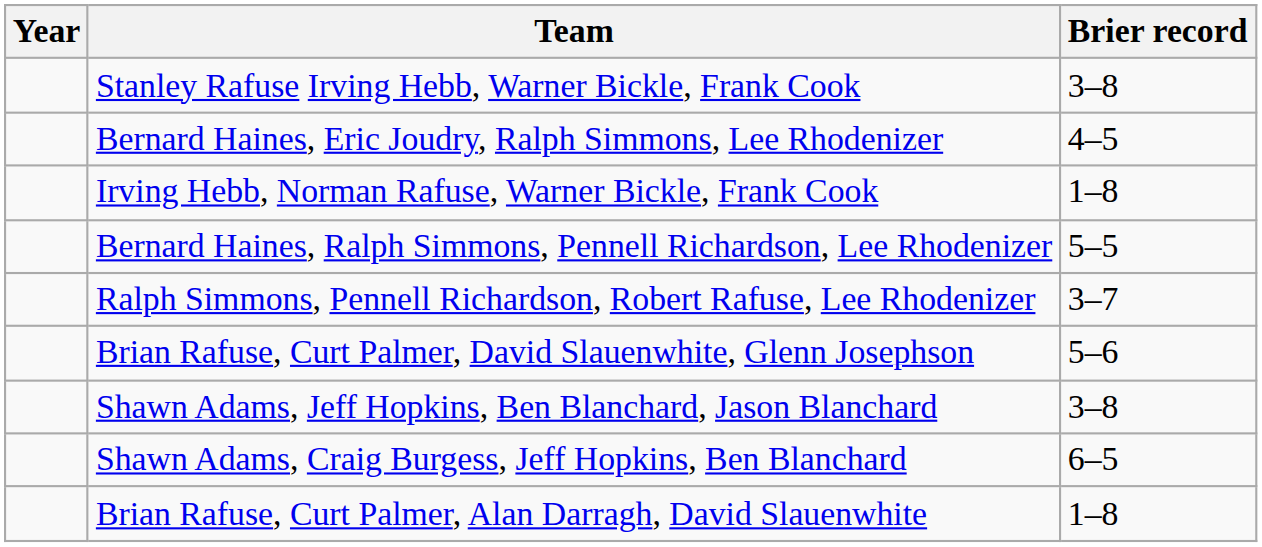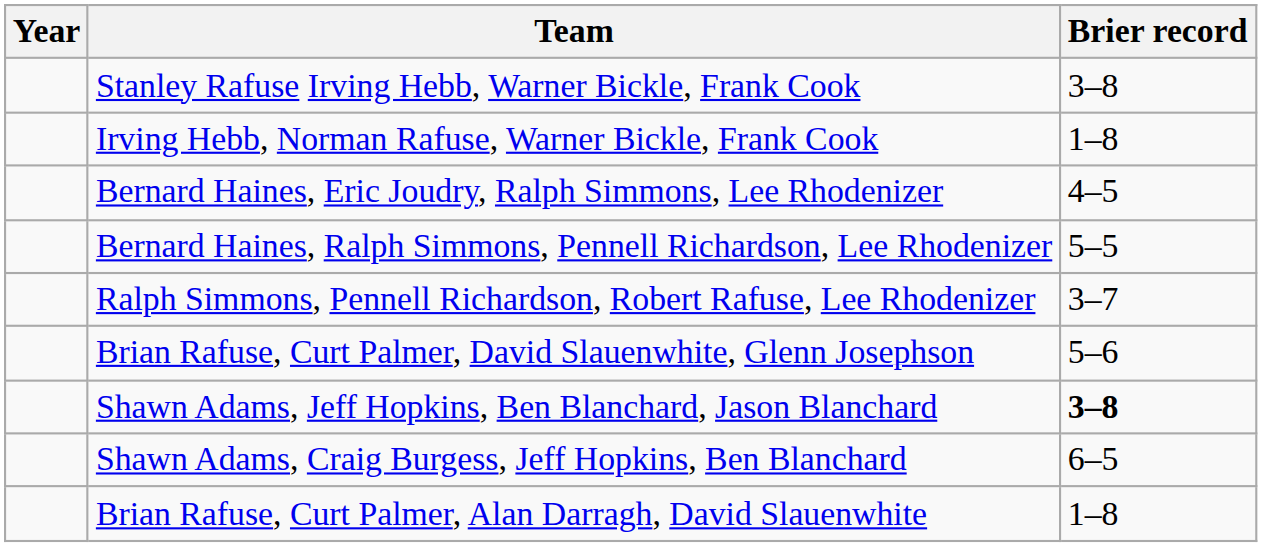rows swapped: (487, 191) <-> (520, 138)
(1093, 406) normal -> (1093, 406) bold
